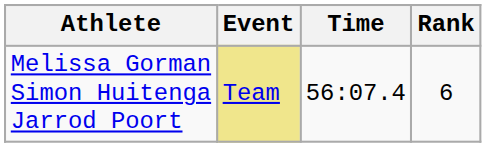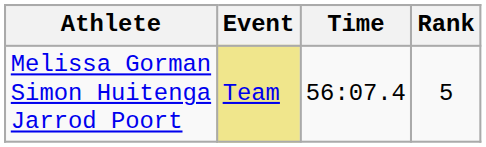(446, 93) 6 -> (446, 93) 5
